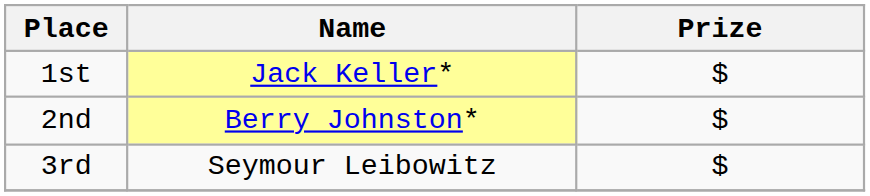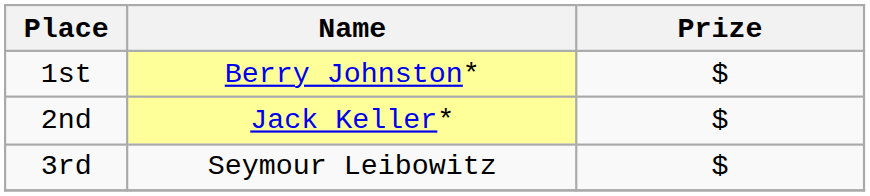(352, 74) Jack Keller* -> (352, 74) Berry Johnston*
(352, 121) Berry Johnston* -> (352, 121) Jack Keller*
